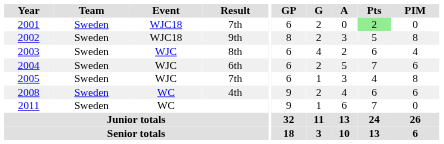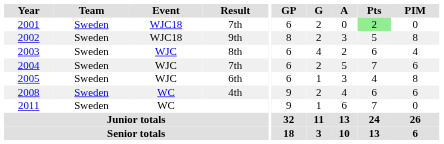(235, 65) 6th -> (235, 65) 7th
(235, 78) 7th -> (235, 78) 6th
